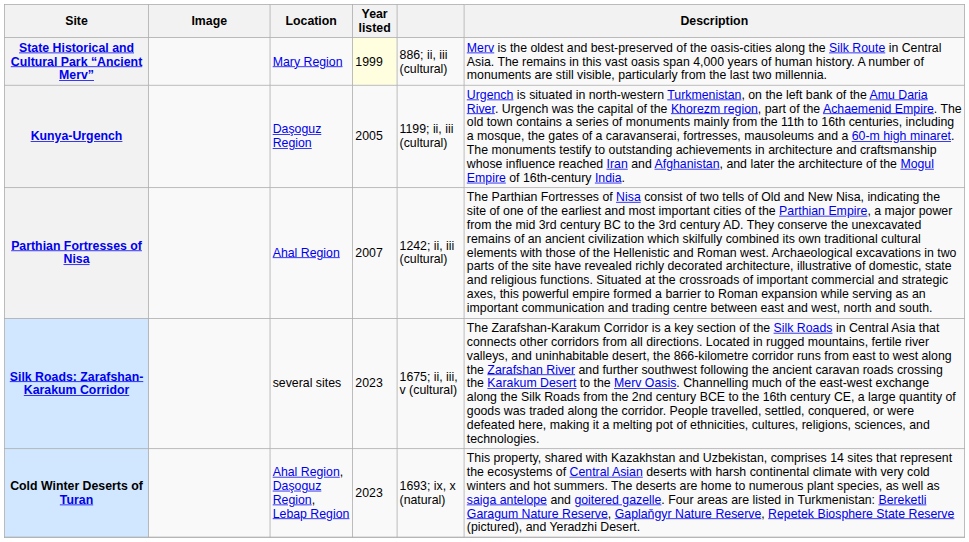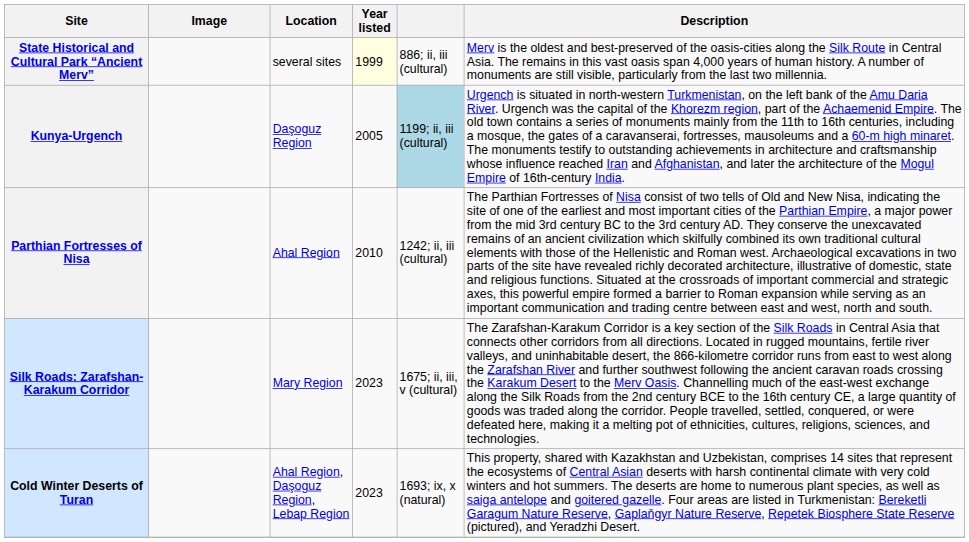(308, 61) Mary Region -> (307, 61) several sites
(426, 136) no background -> (426, 136) lightblue background
(369, 253) 2007 -> (369, 253) 2010
(307, 383) several sites -> (308, 383) Mary Region
